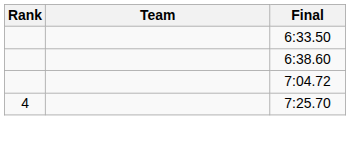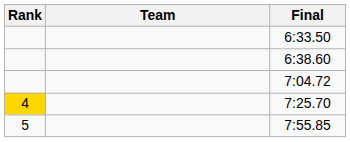(25, 103) no background -> (25, 103) gold background
+ row: (308, 125)
